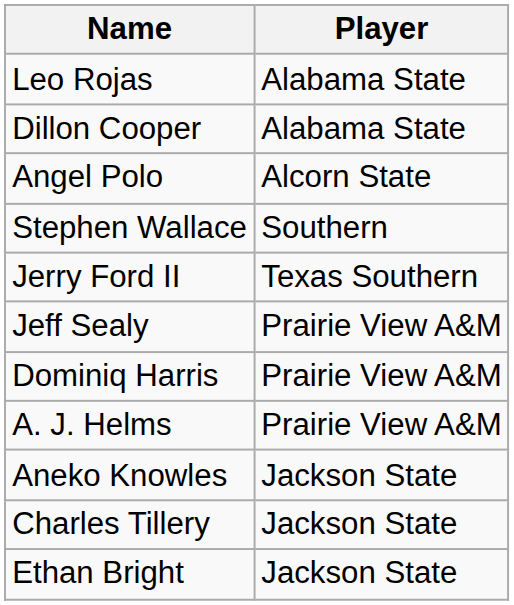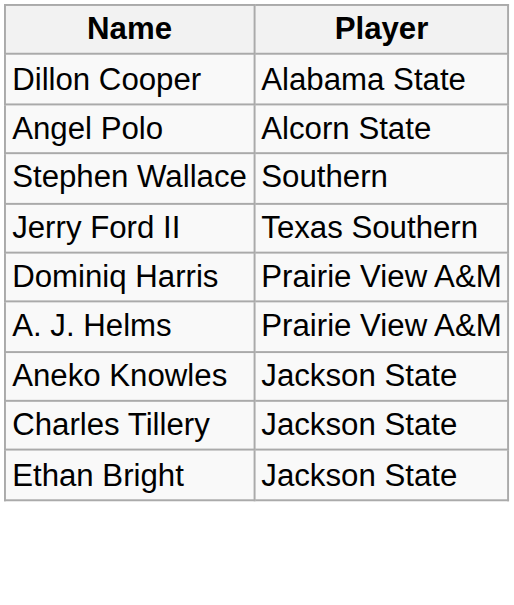- row: (82, 78)
- row: (80, 326)
